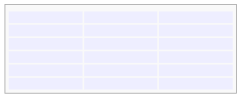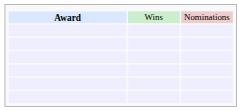+ row: (68, 17)
